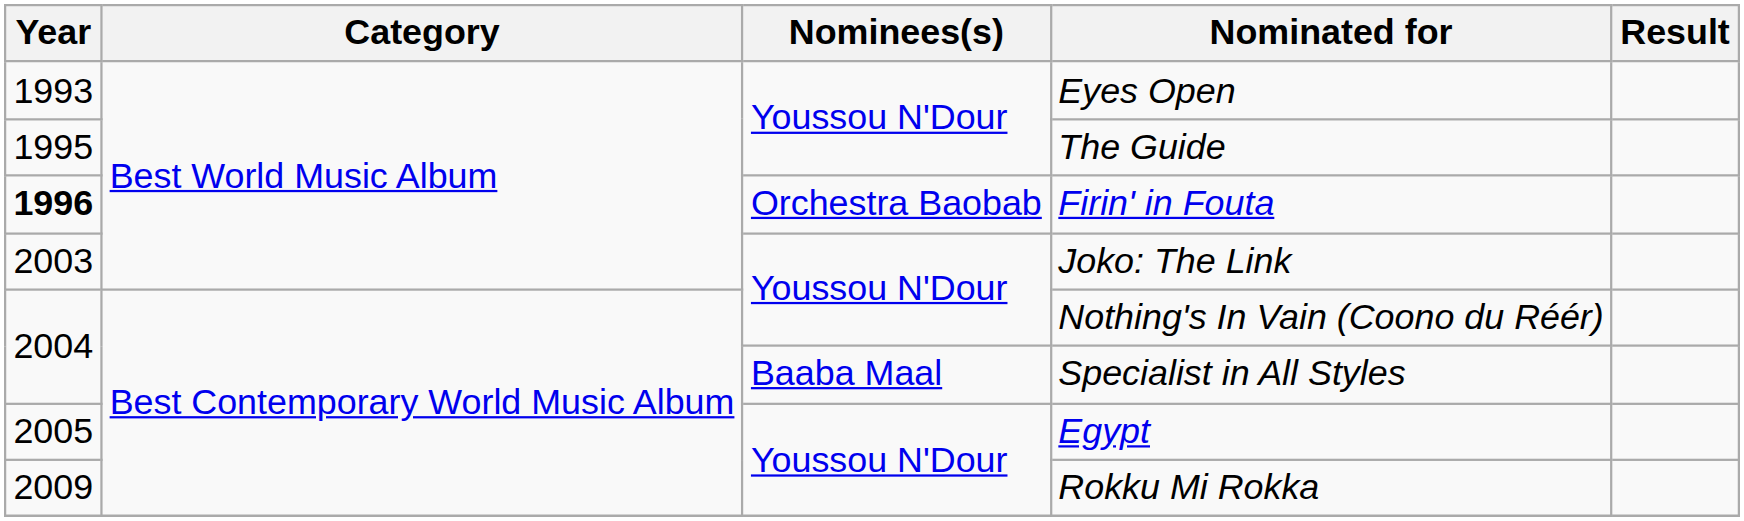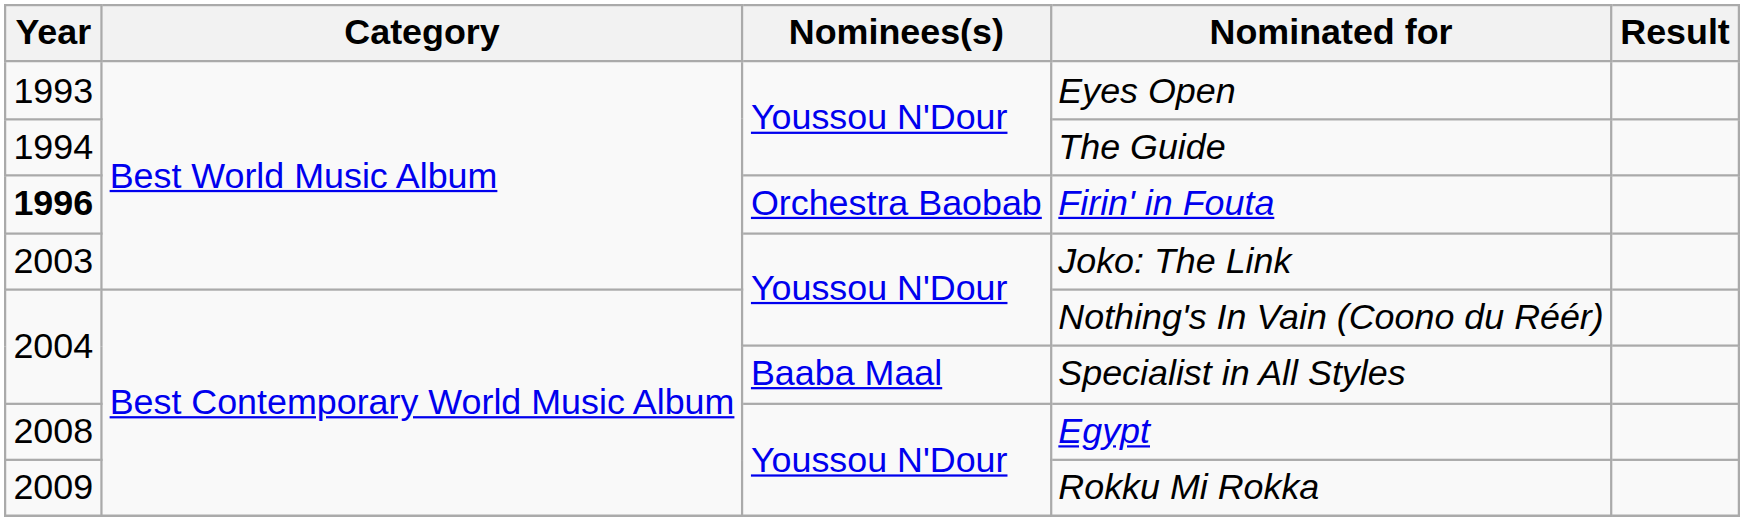(53, 146) 1995 -> (53, 146) 1994
(53, 430) 2005 -> (53, 430) 2008
